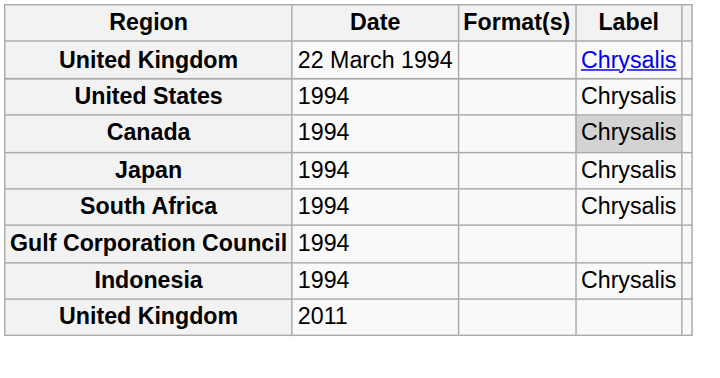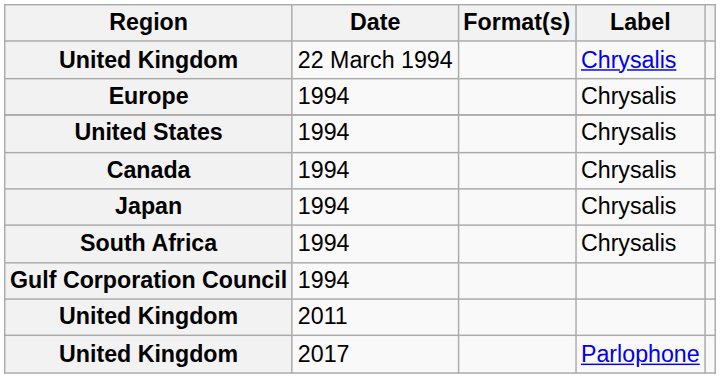+ row: (149, 96)
(629, 133) lightgrey background -> (629, 170) no background
- row: (149, 280)
+ row: (149, 354)
